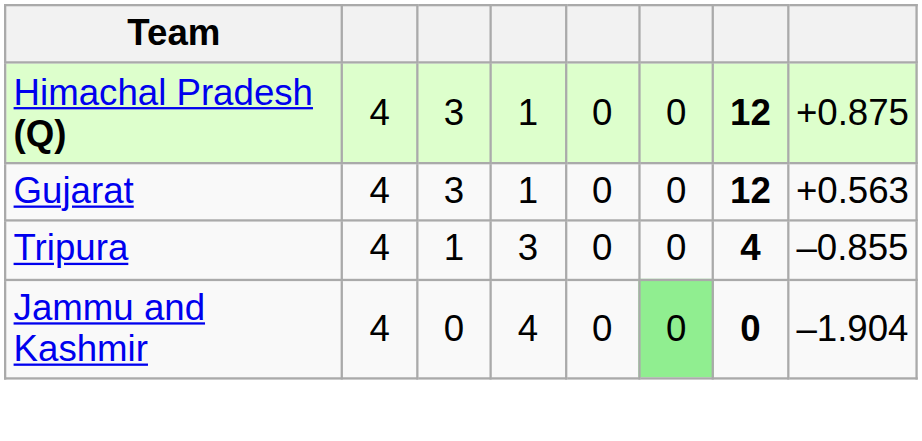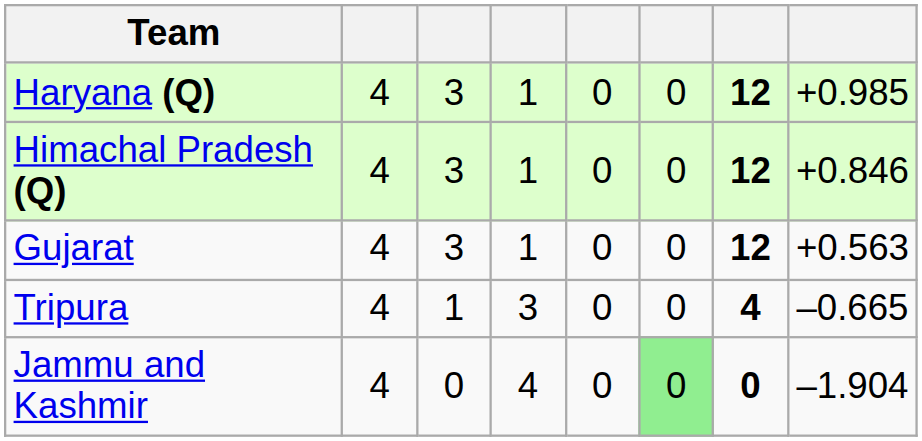+ row: (114, 91)
(852, 112) +0.875 -> (852, 170) +0.846
(852, 249) –0.855 -> (852, 307) –0.665
